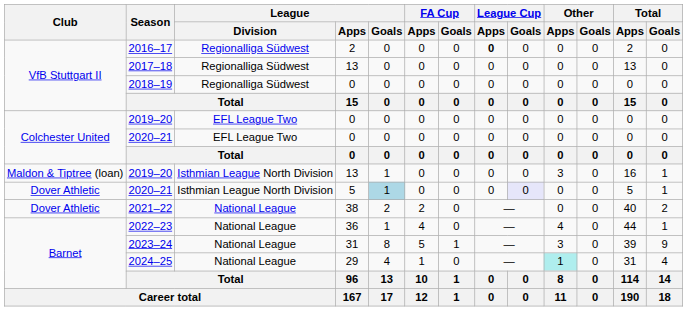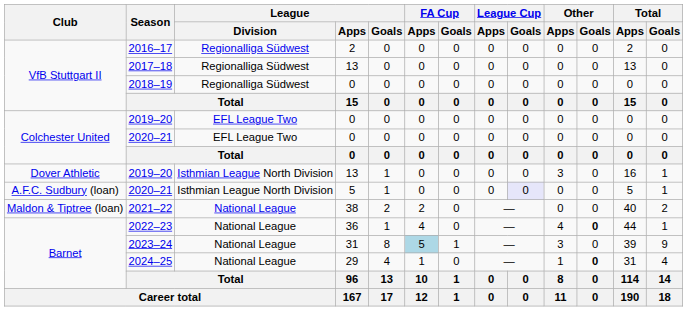(491, 48) bold -> (491, 48) normal
(65, 173) Maldon & Tiptree (loan) -> (65, 173) Dover Athletic
(65, 191) Dover Athletic -> (65, 191) A.F.C. Sudbury (loan)
(387, 191) lightblue background -> (387, 191) no background
(65, 208) Dover Athletic -> (65, 208) Maldon & Tiptree (loan)
(595, 226) normal -> (595, 226) bold
(422, 244) no background -> (422, 244) lightblue background
(560, 262) paleturquoise background -> (560, 262) no background
(595, 262) normal -> (595, 262) bold
